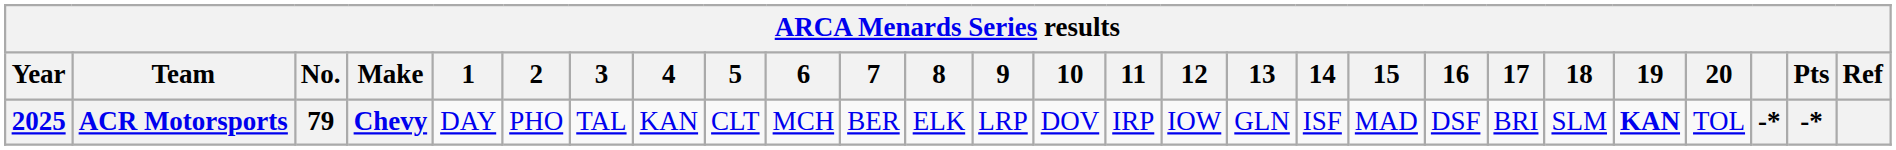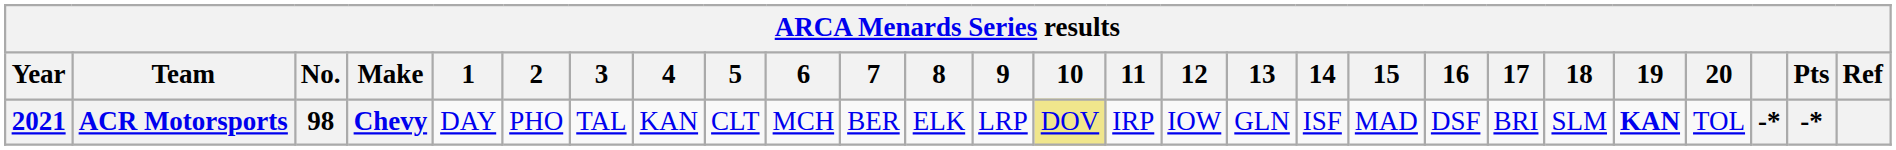(39, 121) 2025 -> (39, 121) 2021
(321, 121) 79 -> (321, 121) 98
(1070, 121) no background -> (1070, 121) khaki background
